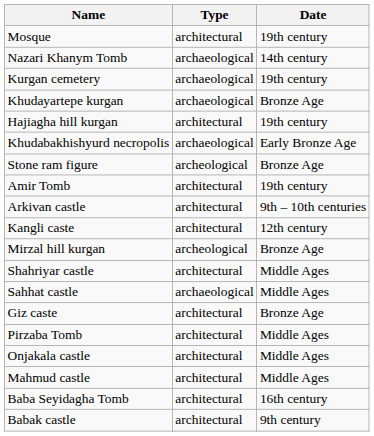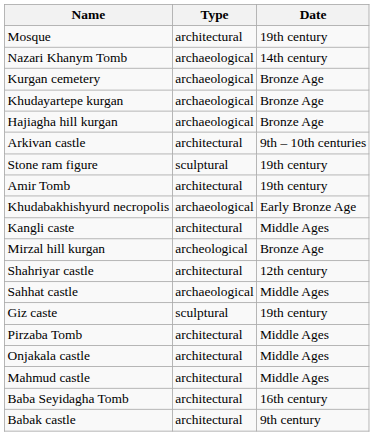(294, 79) 19th century -> (292, 79) Bronze Age
(209, 121) architectural -> (215, 121) archaeological
(294, 121) 19th century -> (292, 121) Bronze Age
rows swapped: (88, 143) <-> (47, 206)
(212, 164) archeological -> (202, 164) sculptural
(292, 164) Bronze Age -> (294, 164) 19th century
(294, 228) 12th century -> (294, 228) Middle Ages
(294, 270) Middle Ages -> (294, 270) 12th century
(209, 313) architectural -> (202, 313) sculptural
(292, 313) Bronze Age -> (294, 313) 19th century
